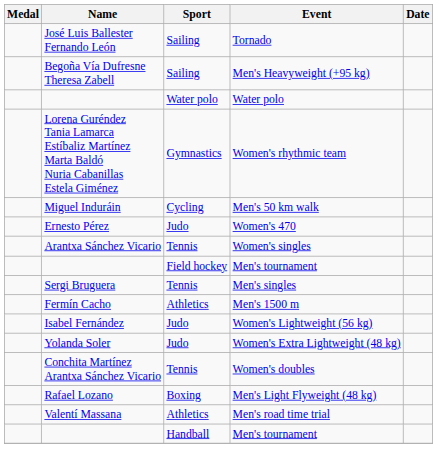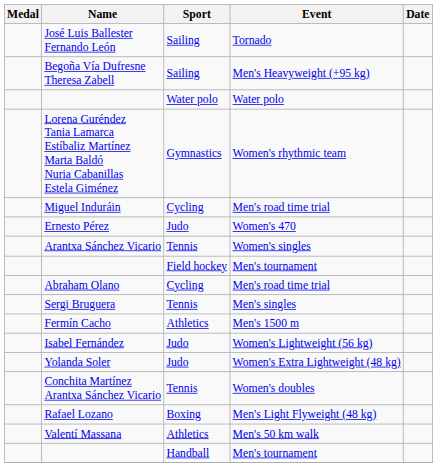(276, 207) Men's 50 km walk -> (281, 207) Men's road time trial
+ row: (82, 285)
(281, 414) Men's road time trial -> (276, 433) Men's 50 km walk
